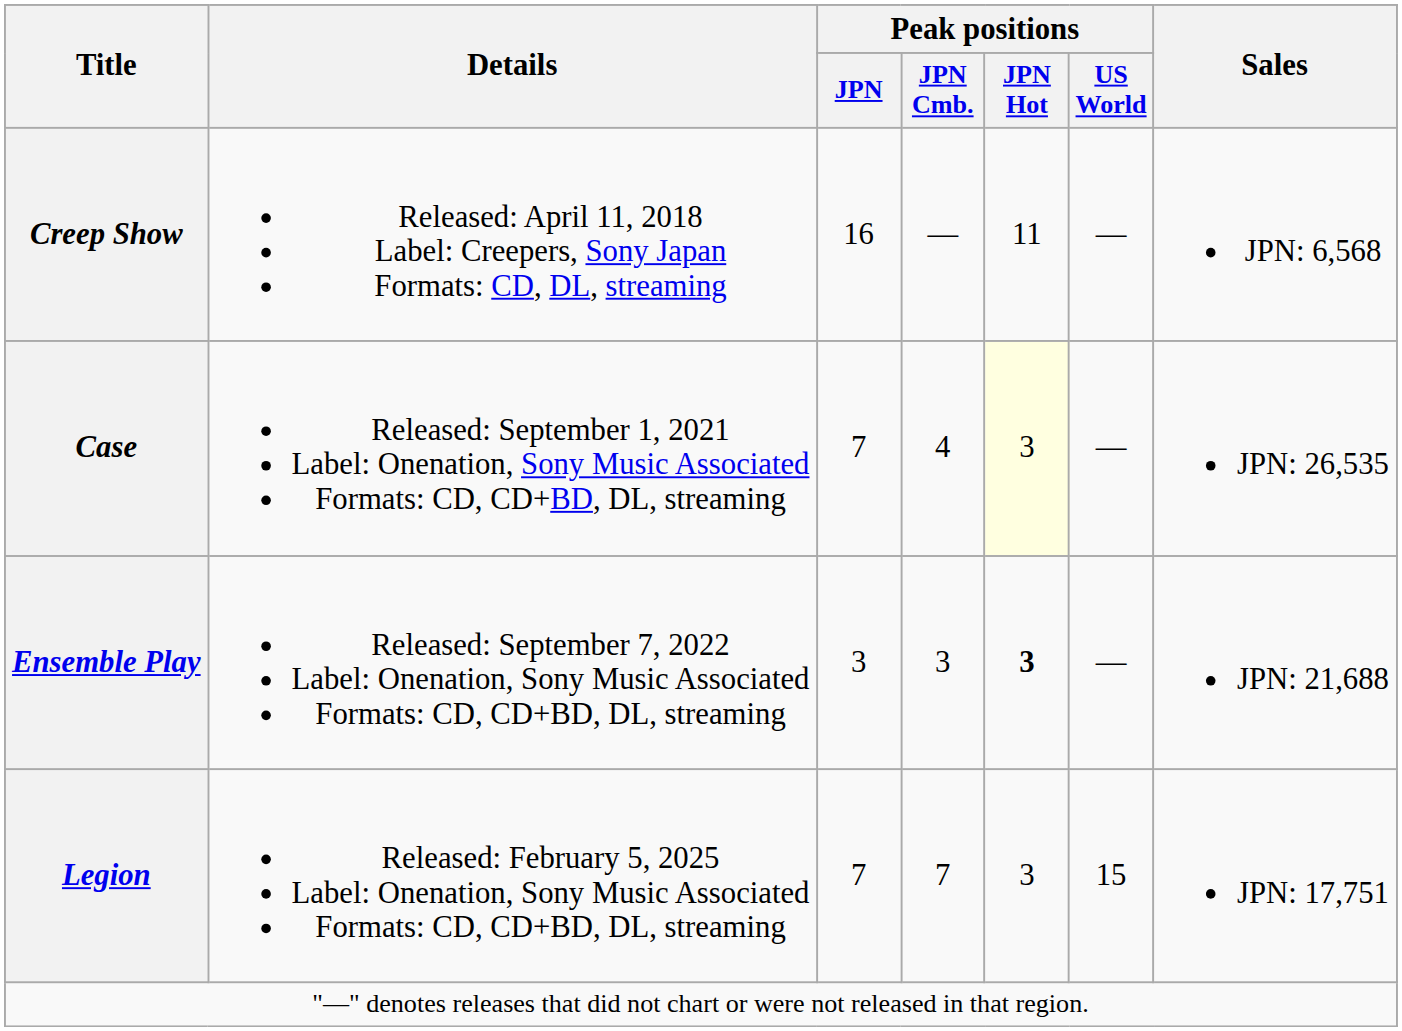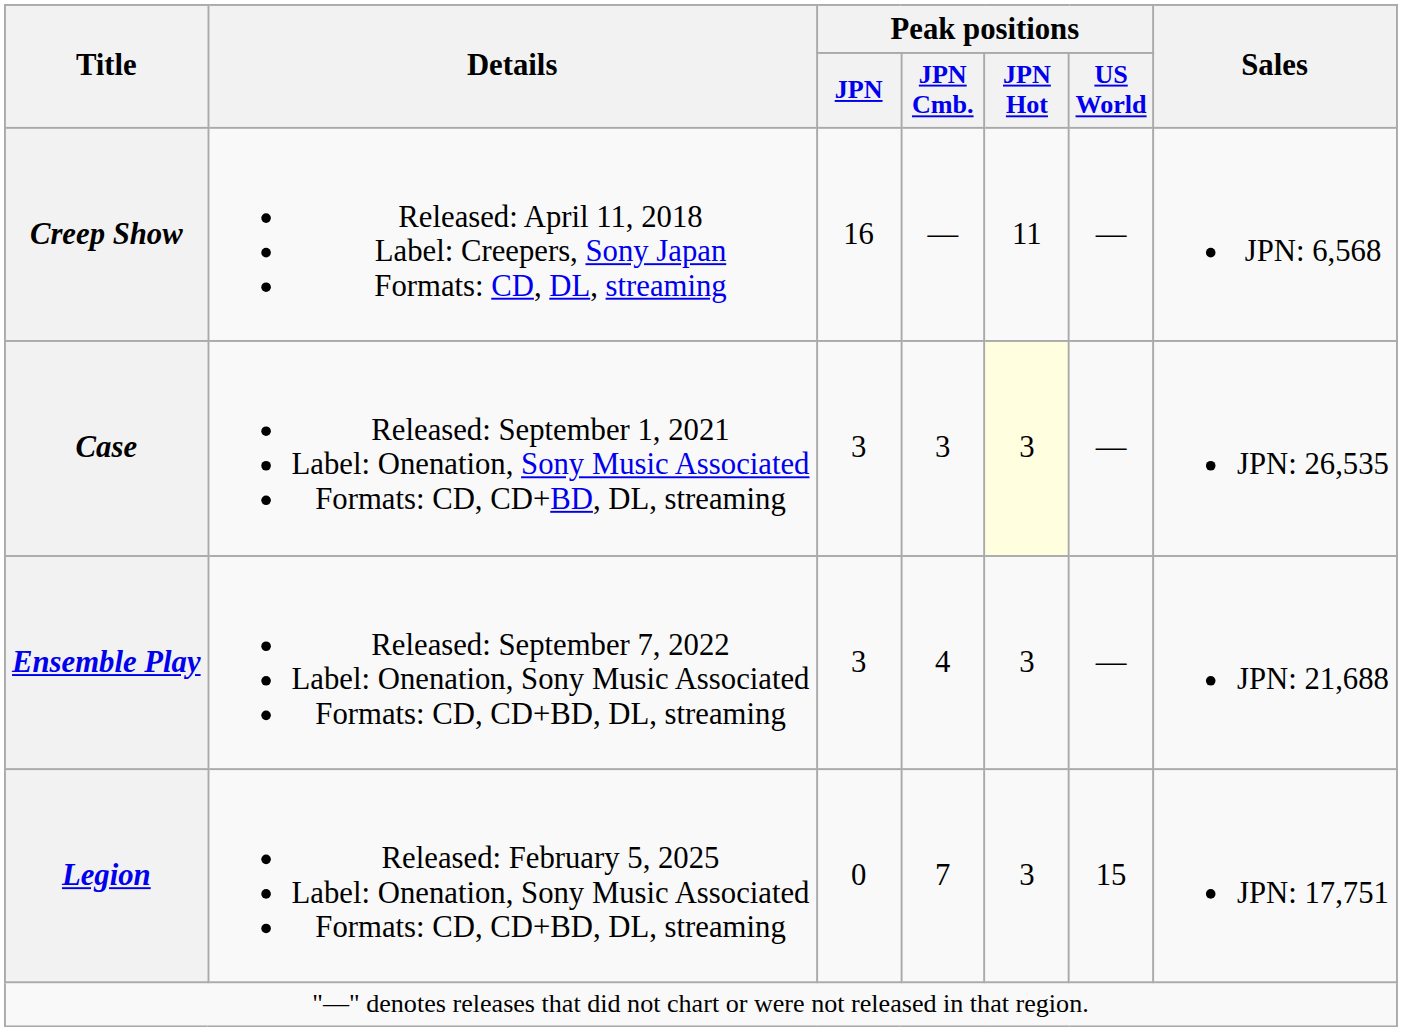(859, 447) 7 -> (859, 447) 3
(943, 447) 4 -> (943, 447) 3
(943, 661) 3 -> (943, 661) 4
(1027, 661) bold -> (1027, 661) normal
(859, 875) 7 -> (859, 875) 0
